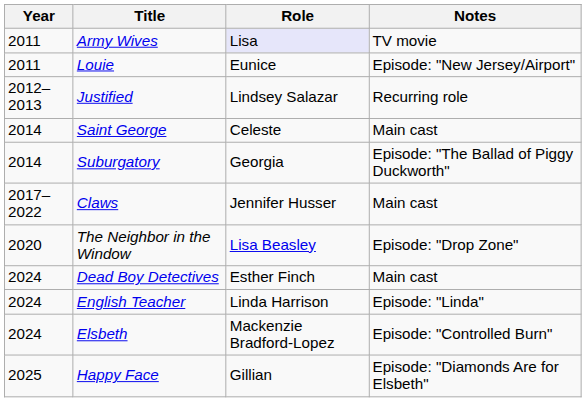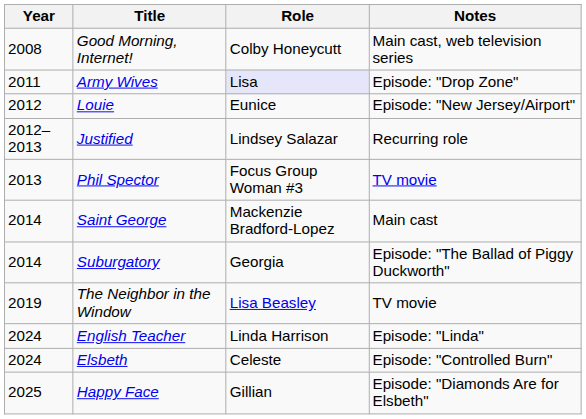+ row: (127, 49)
(405, 40) TV movie -> (446, 81) Episode: "Drop Zone"
(24, 64) 2011 -> (25, 105) 2012
+ row: (118, 179)
(255, 130) Celeste -> (282, 221) Mackenzie Bradford-Lopez
- row: (98, 203)
(25, 245) 2020 -> (25, 303) 2019
(446, 245) Episode: "Drop Zone" -> (405, 303) TV movie
- row: (148, 277)
(282, 334) Mackenzie Bradford-Lopez -> (255, 360) Celeste
